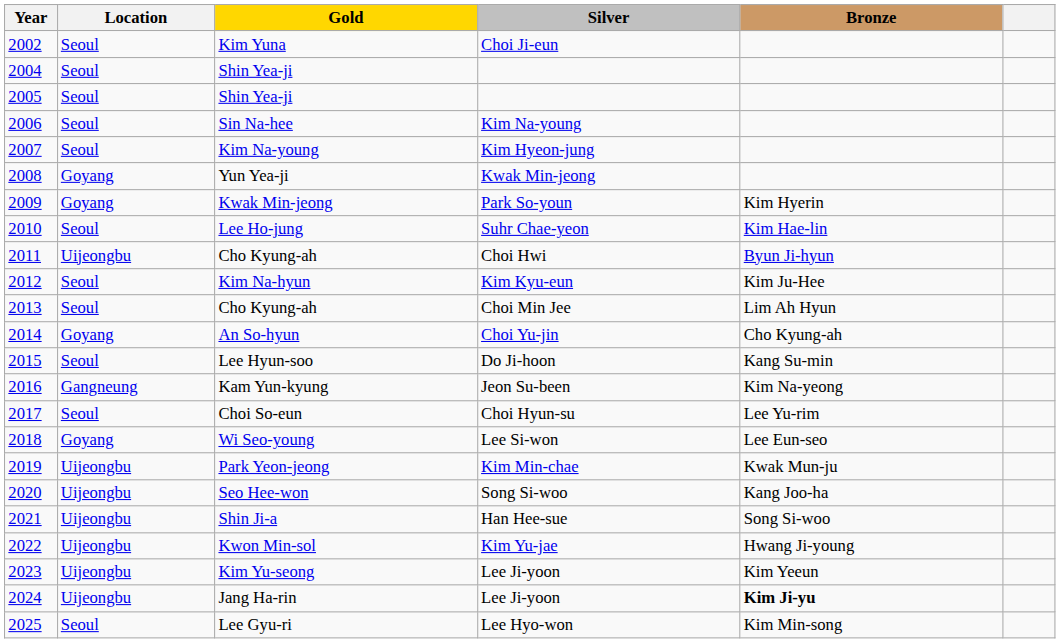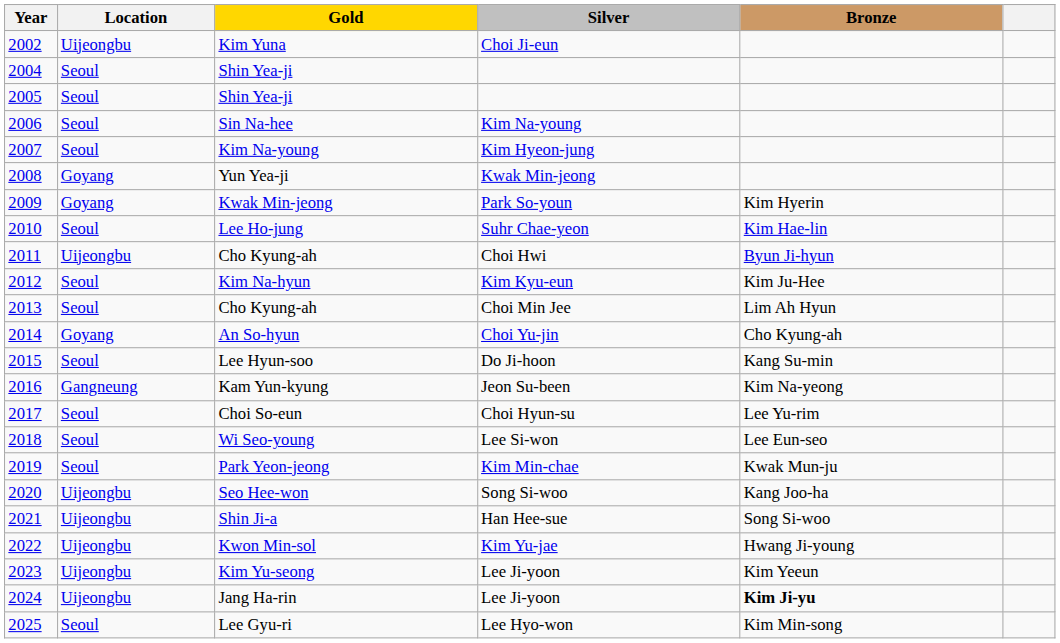(80, 44) Seoul -> (96, 44) Uijeongbu
(87, 439) Goyang -> (80, 439) Seoul
(96, 466) Uijeongbu -> (80, 466) Seoul
